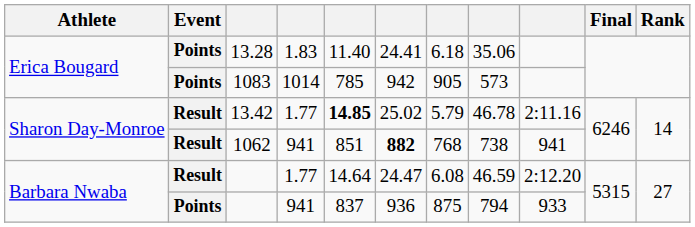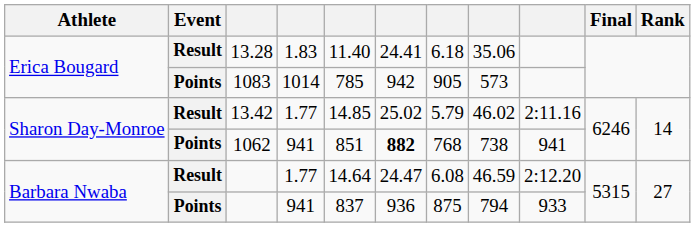(198, 51) Points -> (198, 51) Result
(350, 113) bold -> (350, 113) normal
(494, 113) 46.78 -> (494, 113) 46.02
(198, 144) Result -> (198, 144) Points
